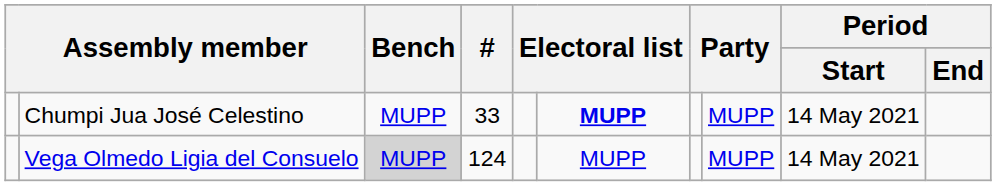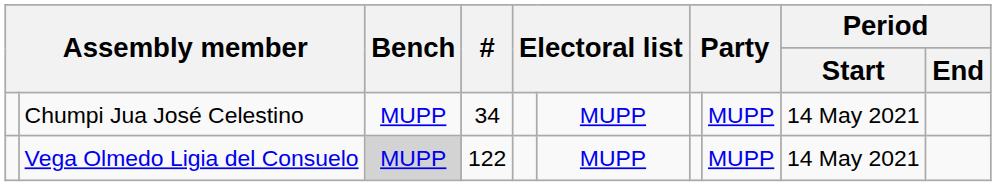(487, 115) 33 -> (487, 115) 34
(613, 113) bold -> (613, 115) normal
(487, 158) 124 -> (487, 158) 122
